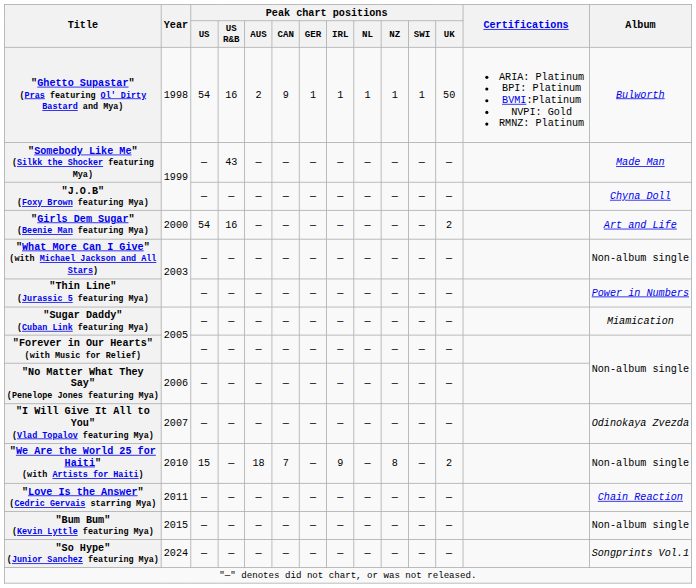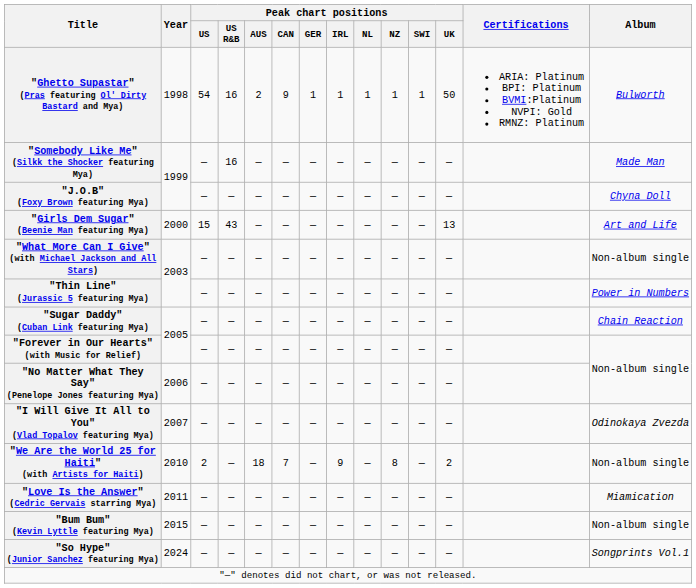(231, 162) 43 -> (231, 162) 16
(204, 225) 54 -> (204, 225) 15
(231, 225) 16 -> (231, 225) 43
(449, 225) 2 -> (449, 225) 13
(640, 321) Miamication -> (640, 321) Chain Reaction
(204, 463) 15 -> (204, 463) 2
(640, 497) Chain Reaction -> (640, 497) Miamication
